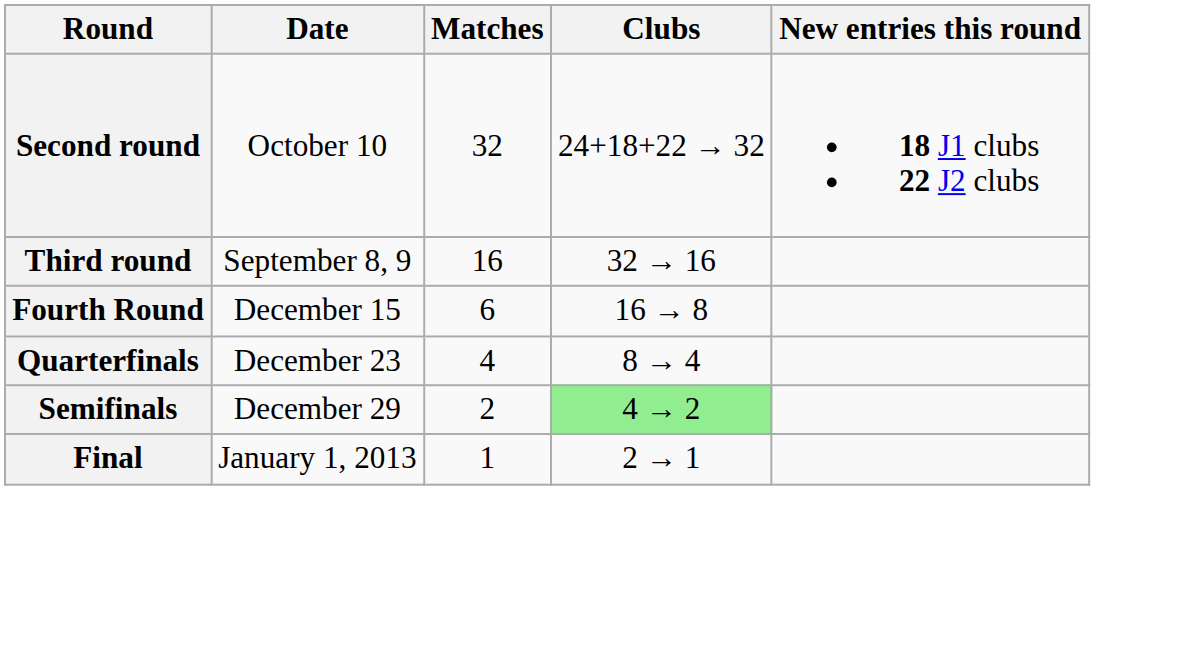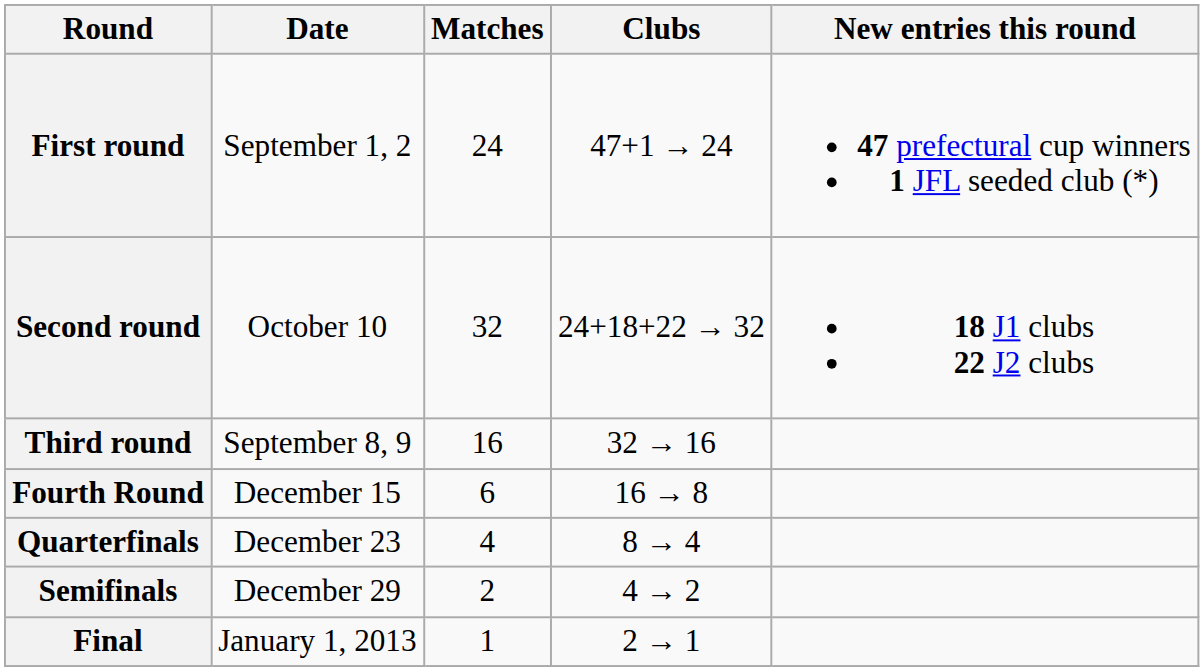+ row: (108, 145)
(661, 409) lightgreen background -> (661, 591) no background
